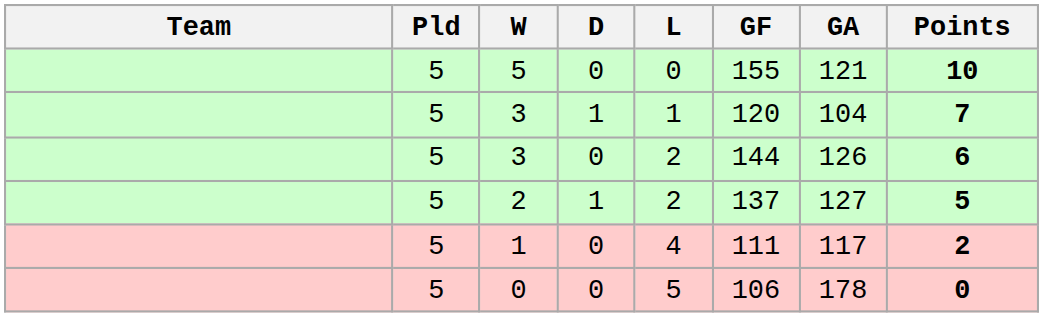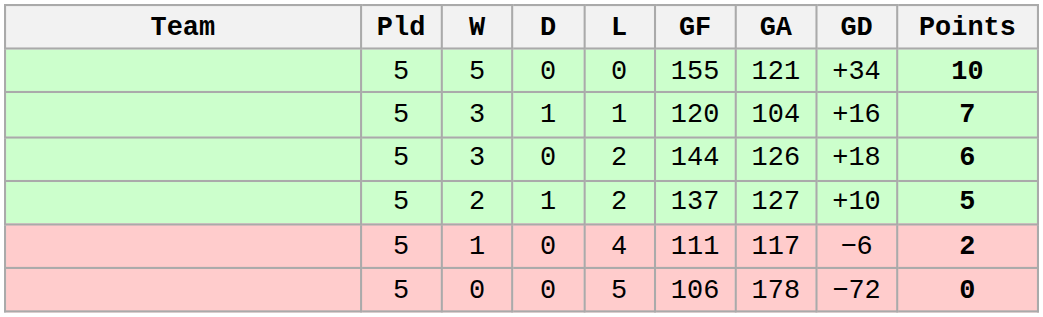+ column: (857, 27)
